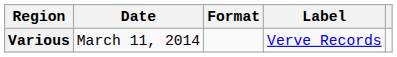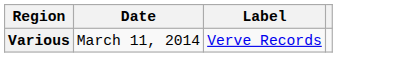- column: (234, 17)
